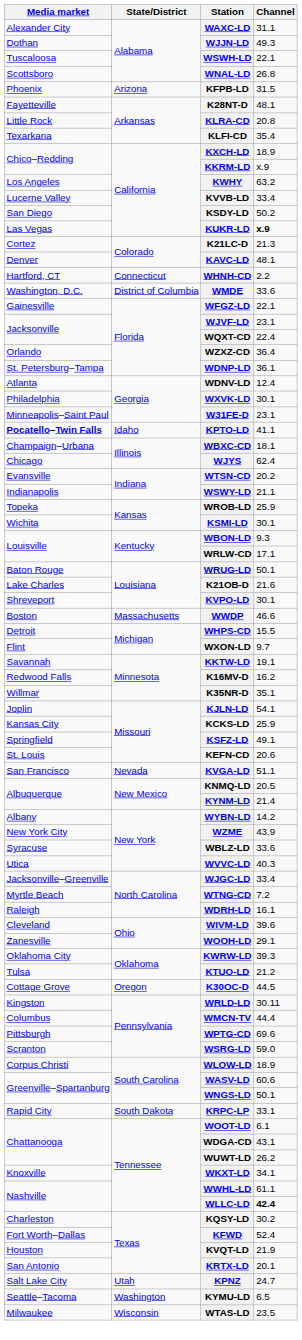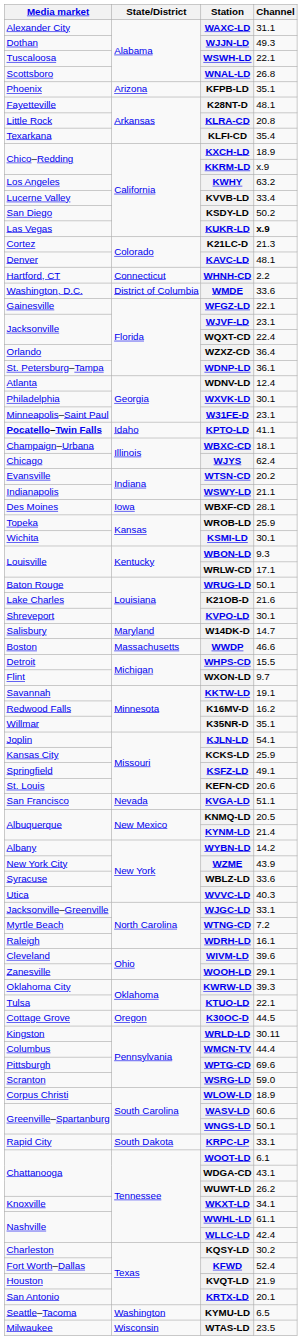(266, 89) 31.5 -> (266, 89) 35.1
+ row: (227, 507)
+ row: (227, 631)
(266, 879) 33.4 -> (266, 910) 33.1
(266, 971) 21.2 -> (266, 1002) 22.1
(266, 1204) bold -> (266, 1235) normal
- row: (227, 1281)
